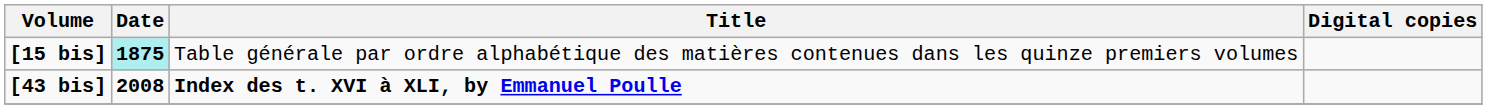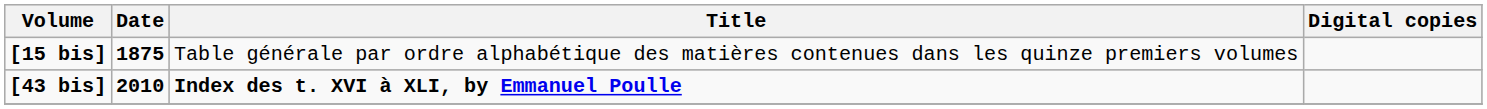(140, 54) paleturquoise background -> (140, 54) no background
(140, 87) 2008 -> (140, 87) 2010
